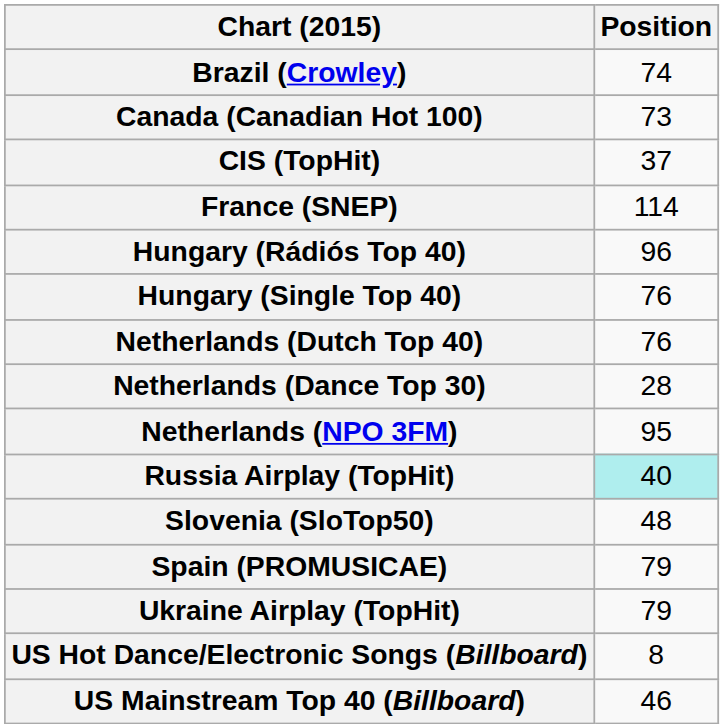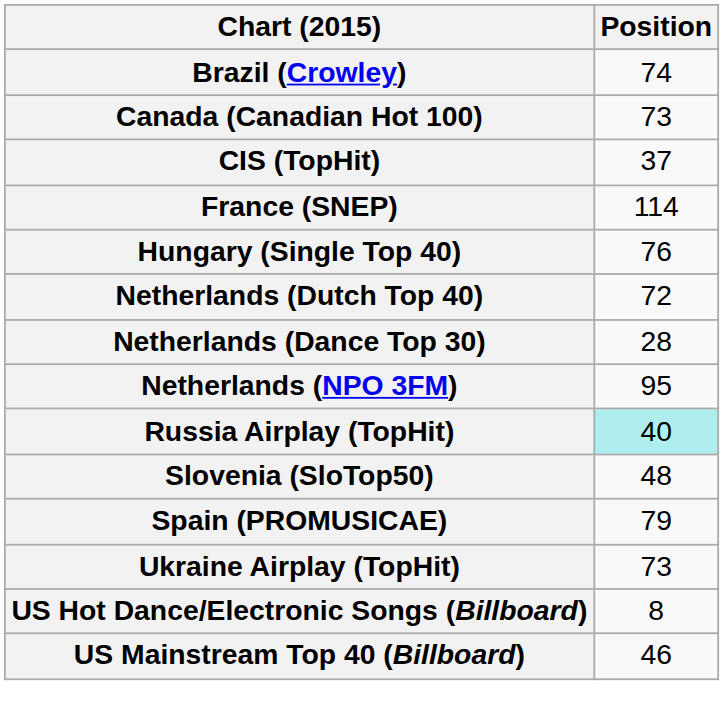- row: (299, 251)
(656, 341) 76 -> (656, 296) 72
(656, 610) 79 -> (656, 565) 73
